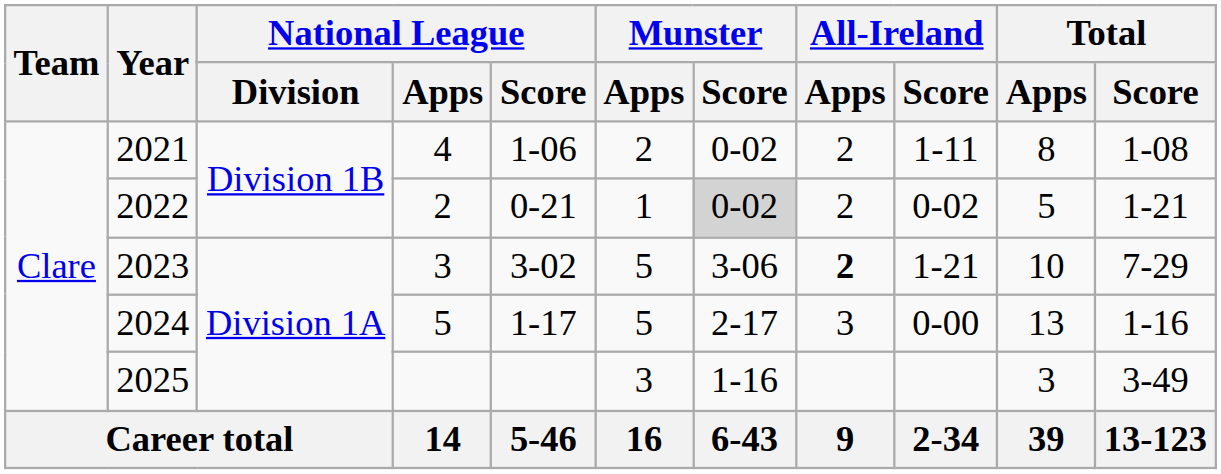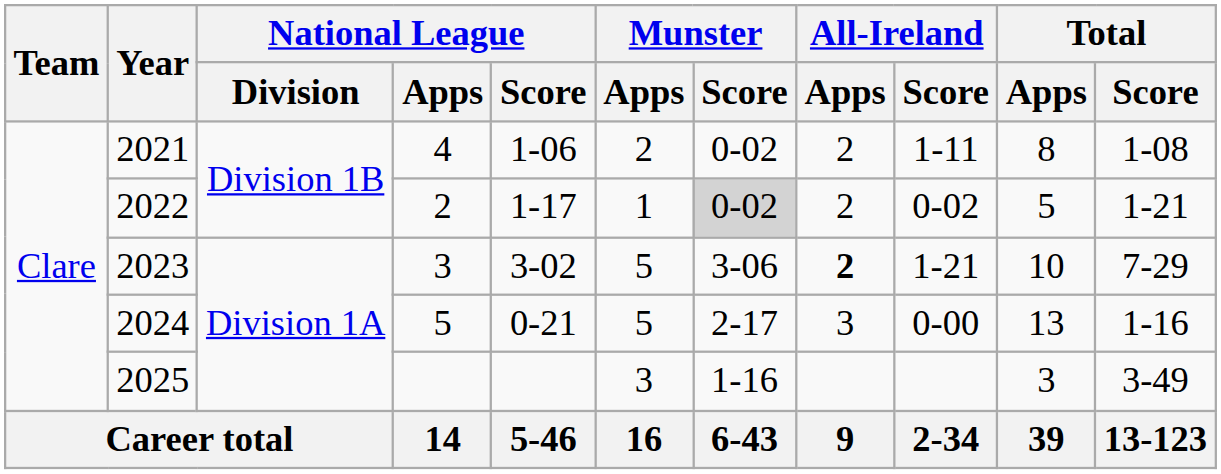(543, 206) 0-21 -> (543, 206) 1-17
(543, 322) 1-17 -> (543, 322) 0-21
